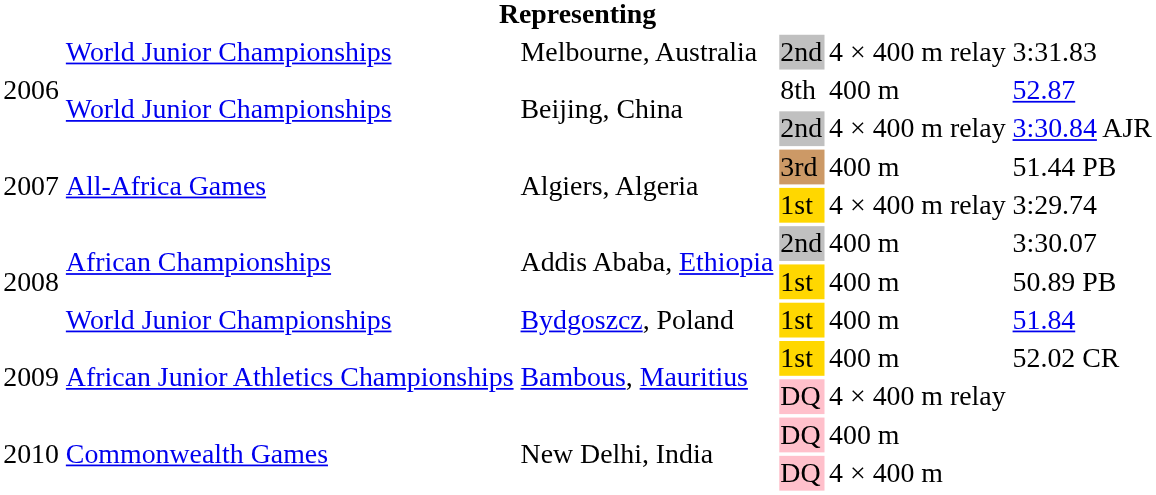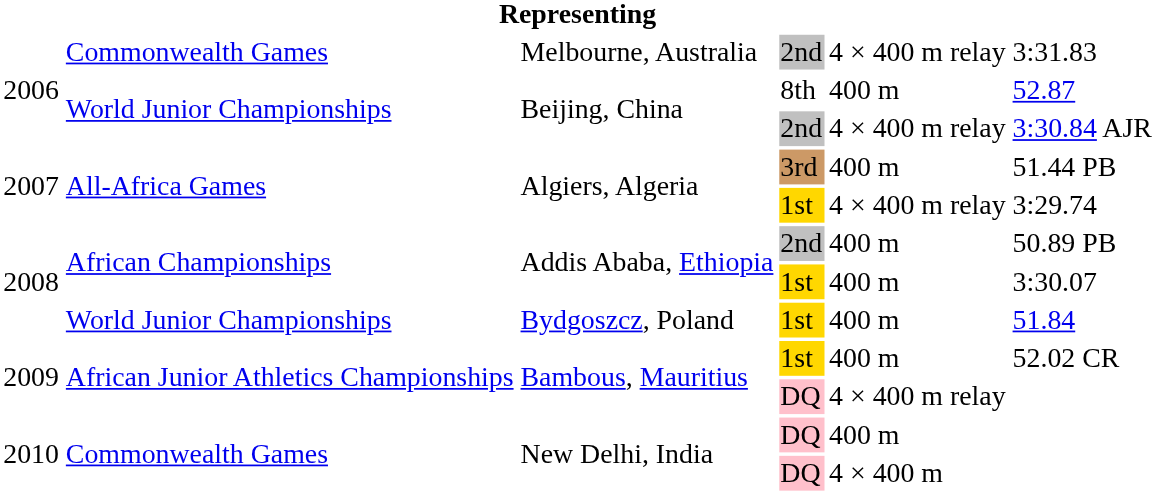(229, 51) World Junior Championships -> (197, 51) Commonwealth Games
(1055, 243) 3:30.07 -> (1064, 243) 50.89 PB
(1064, 281) 50.89 PB -> (1055, 281) 3:30.07
